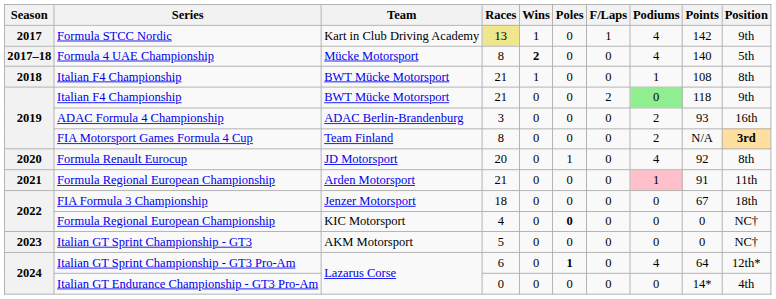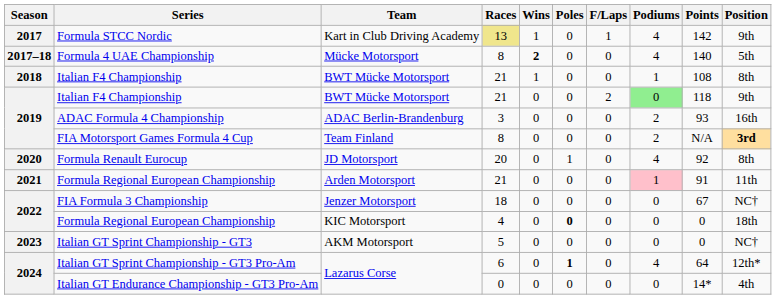(746, 201) 18th -> (746, 201) NC†
(746, 221) NC† -> (746, 221) 18th
